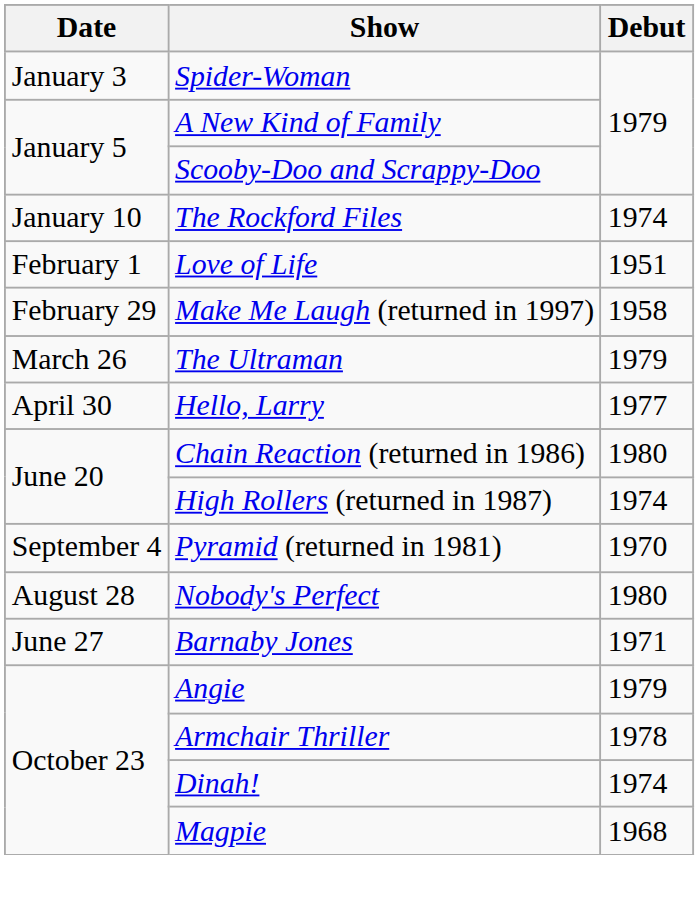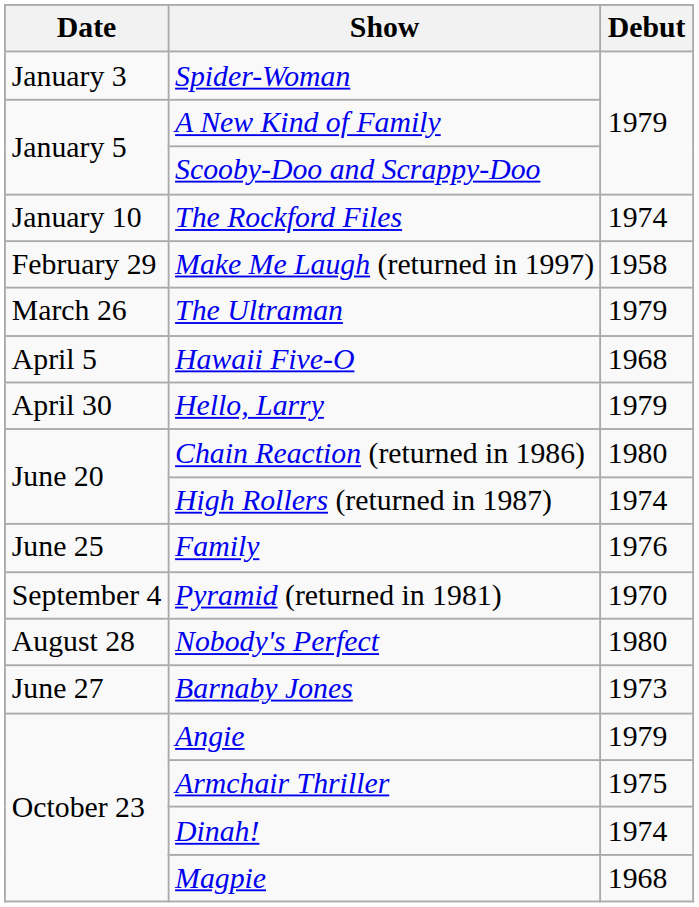- row: (246, 264)
+ row: (265, 358)
(638, 405) 1977 -> (638, 405) 1979
+ row: (217, 547)
(638, 641) 1971 -> (638, 688) 1973
(638, 736) 1978 -> (638, 783) 1975
